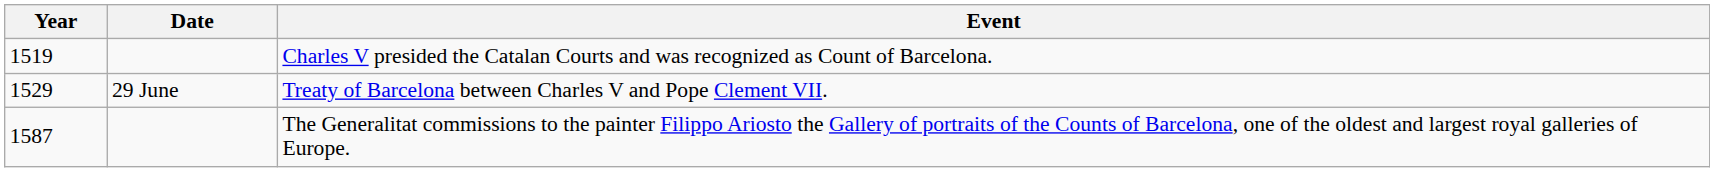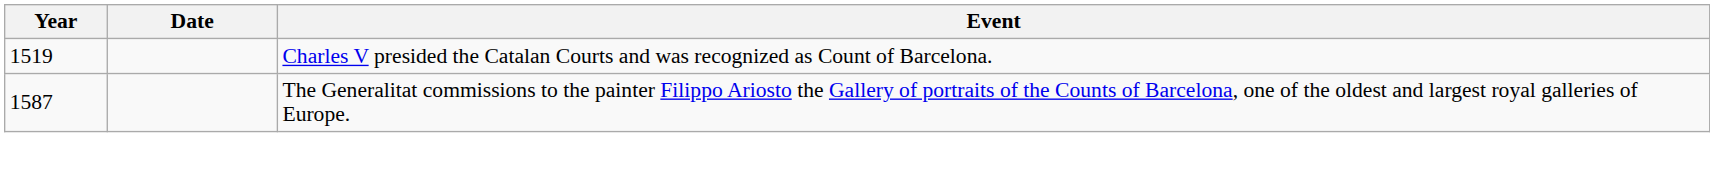- row: (555, 90)
